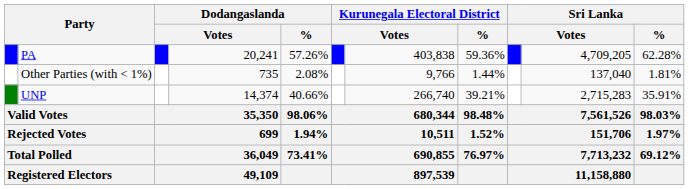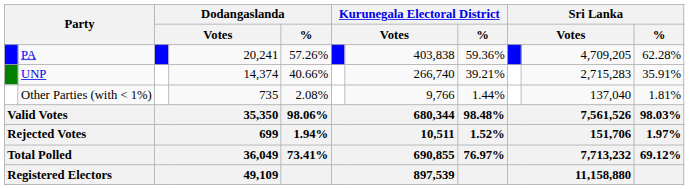rows swapped: (34, 94) <-> (86, 74)
